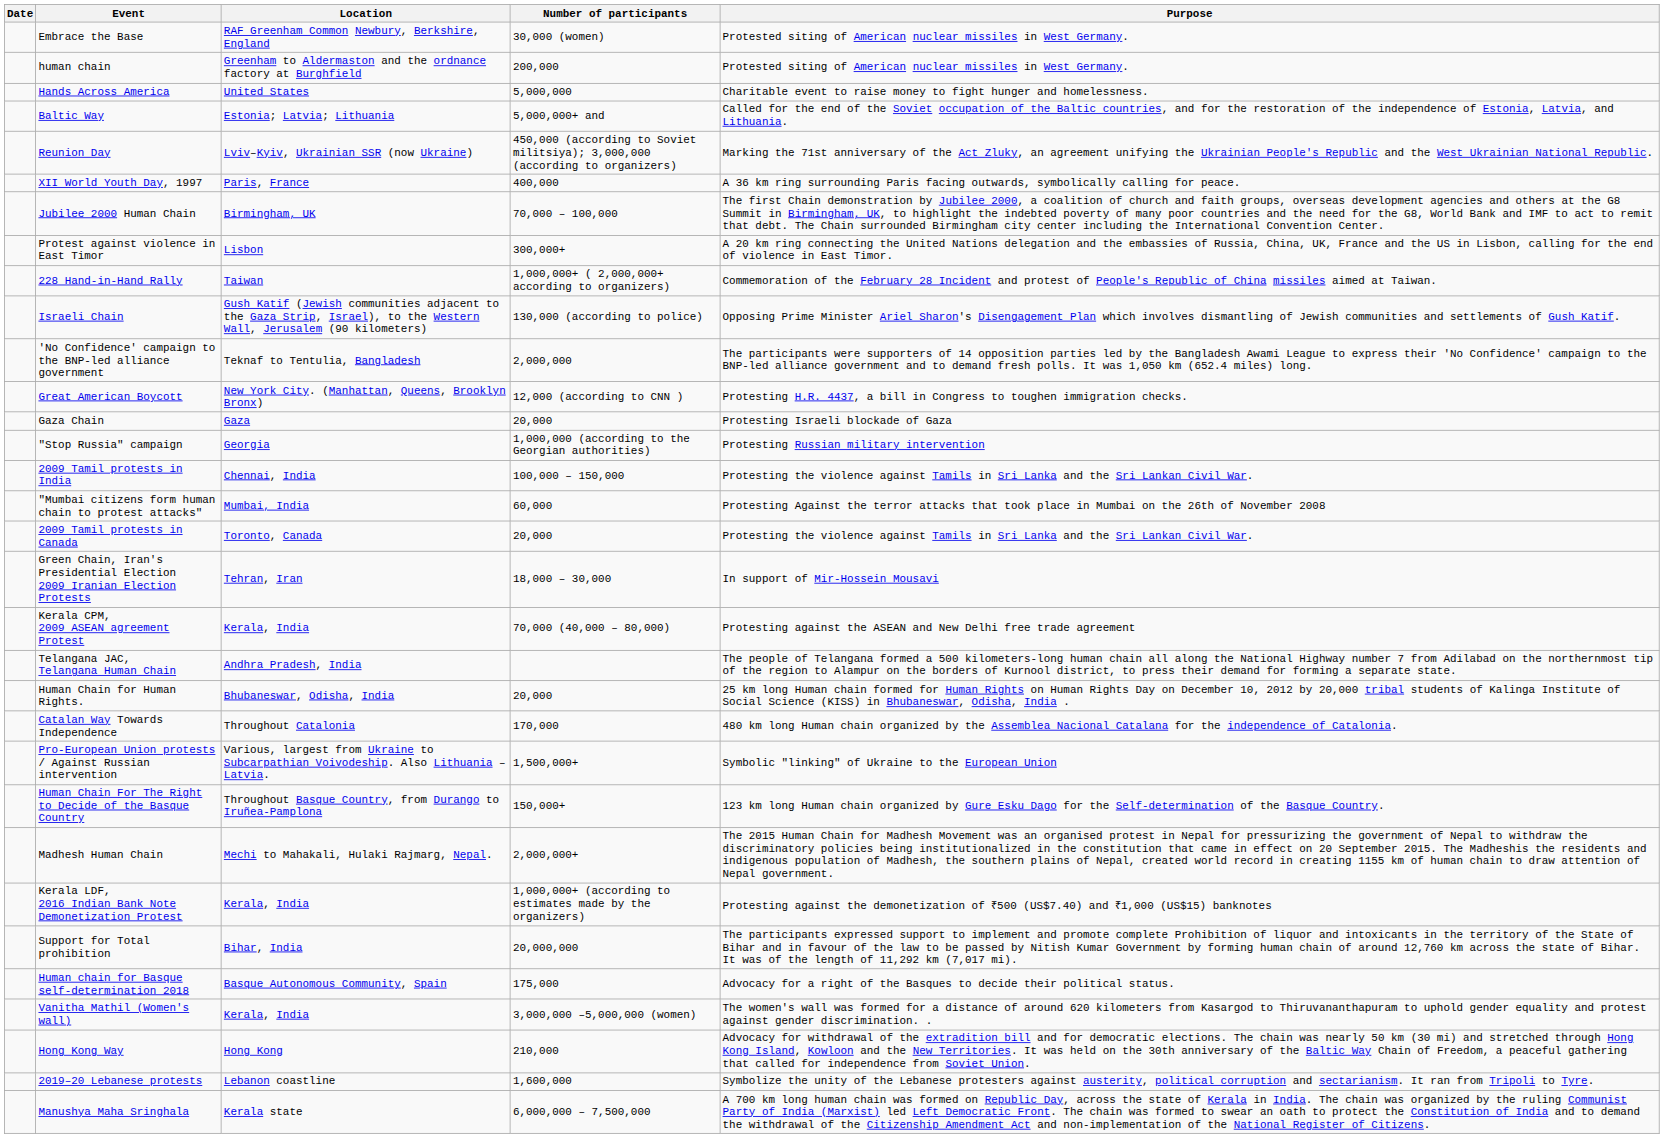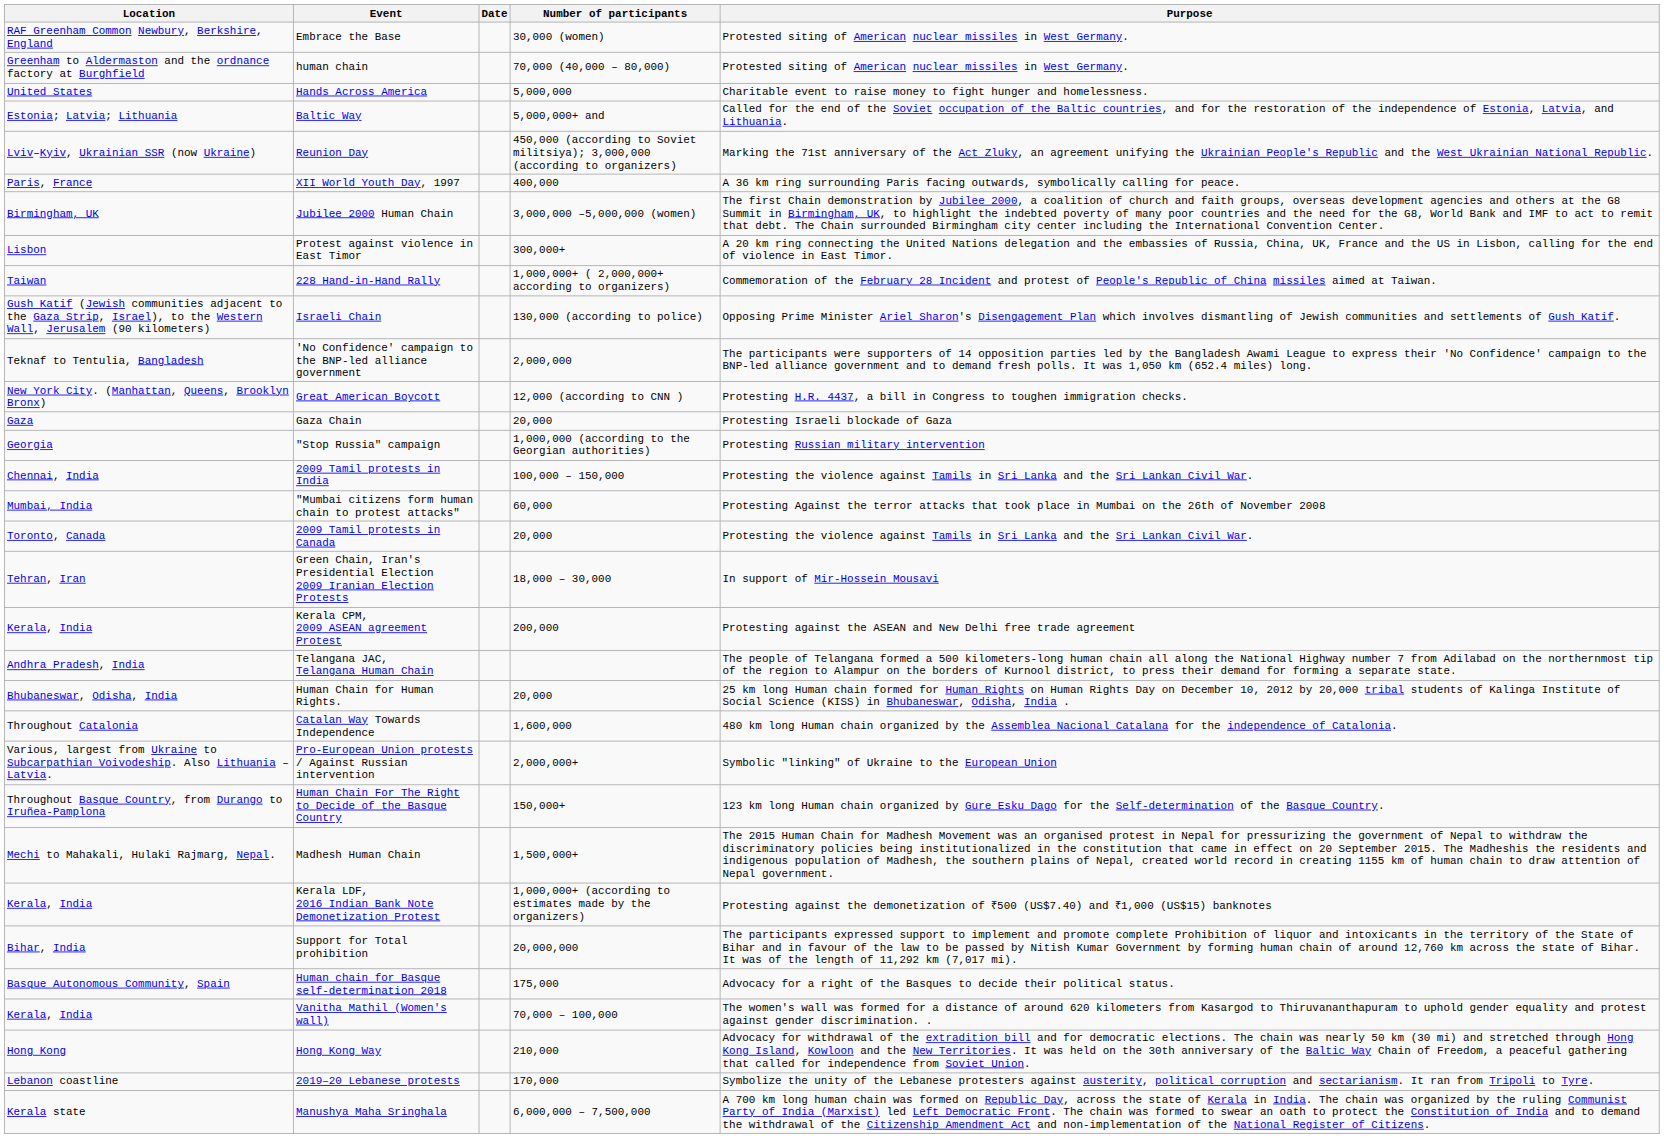columns swapped: (20, 13) <-> (366, 13)
(536, 68) 200,000 -> (592, 68) 70,000 (40,000 – 80,000)
(565, 214) 70,000 – 100,000 -> (605, 214) 3,000,000 –5,000,000 (women)
(592, 629) 70,000 (40,000 – 80,000) -> (536, 629) 200,000
(536, 726) 170,000 -> (542, 726) 1,600,000
(546, 763) 1,500,000+ -> (546, 763) 2,000,000+
(546, 855) 2,000,000+ -> (546, 855) 1,500,000+
(605, 1015) 3,000,000 –5,000,000 (women) -> (565, 1015) 70,000 – 100,000
(542, 1082) 1,600,000 -> (536, 1082) 170,000
